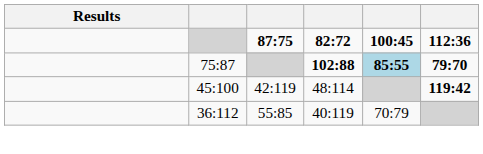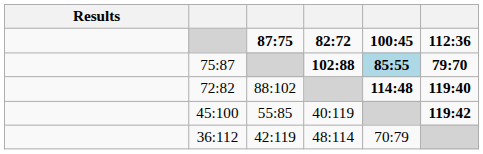+ row: (217, 88)
(275, 88) 42:119 -> (275, 112) 55:85
(333, 88) 48:114 -> (333, 112) 40:119
(275, 112) 55:85 -> (275, 137) 42:119
(333, 112) 40:119 -> (333, 137) 48:114
